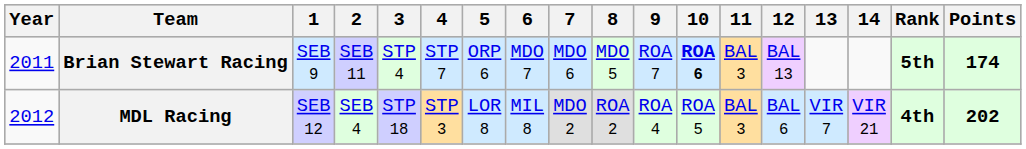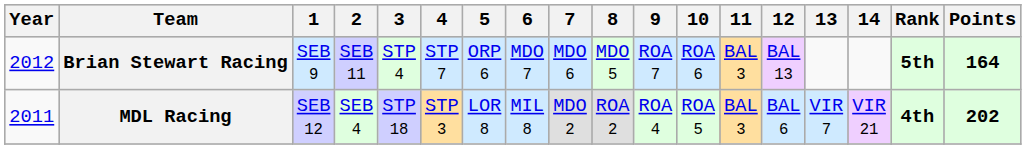(32, 63) 2011 -> (32, 63) 2012
(698, 63) bold -> (698, 62) normal
(983, 63) 174 -> (983, 63) 164
(32, 117) 2012 -> (32, 117) 2011
